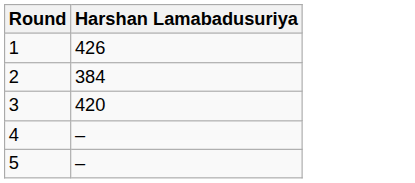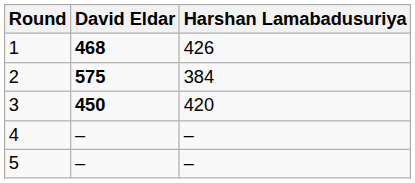+ column: (125, 18)
